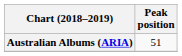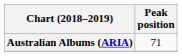(156, 42) 51 -> (156, 42) 71
